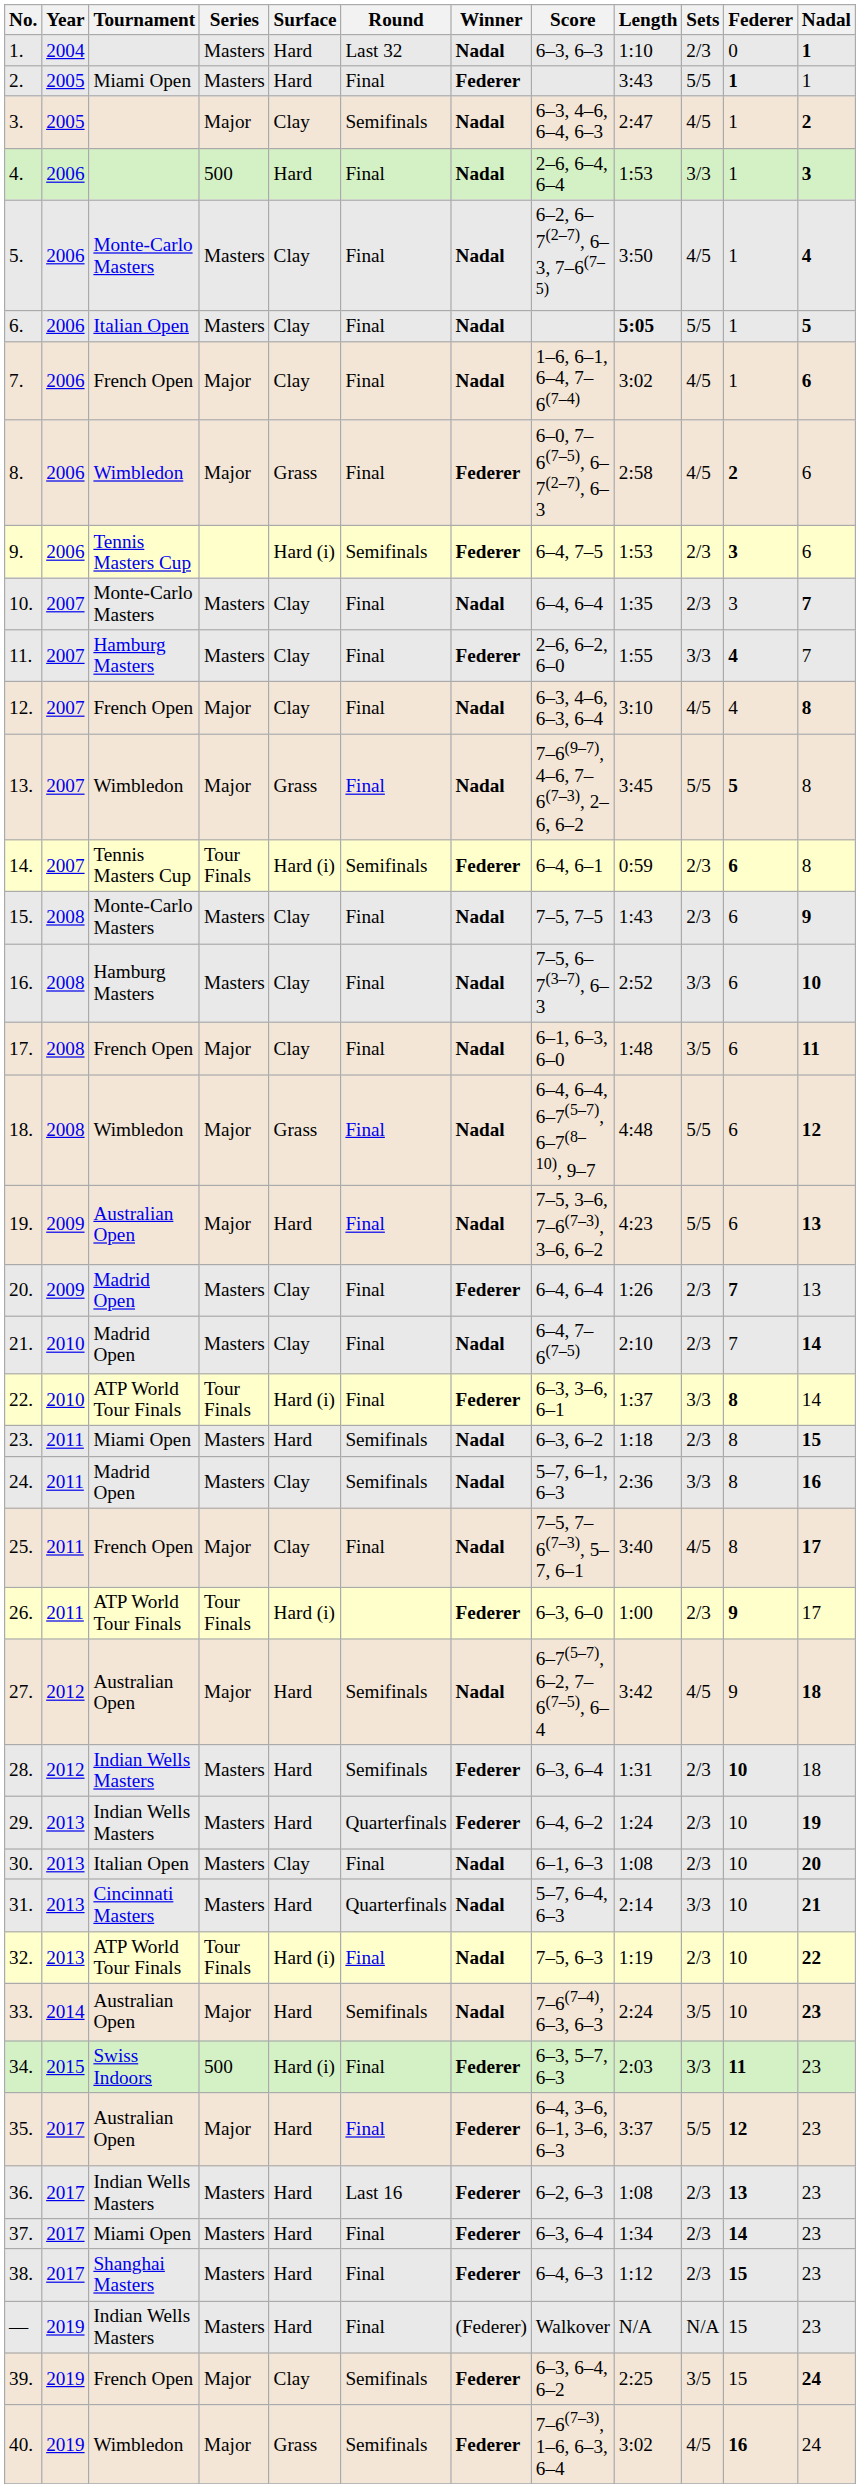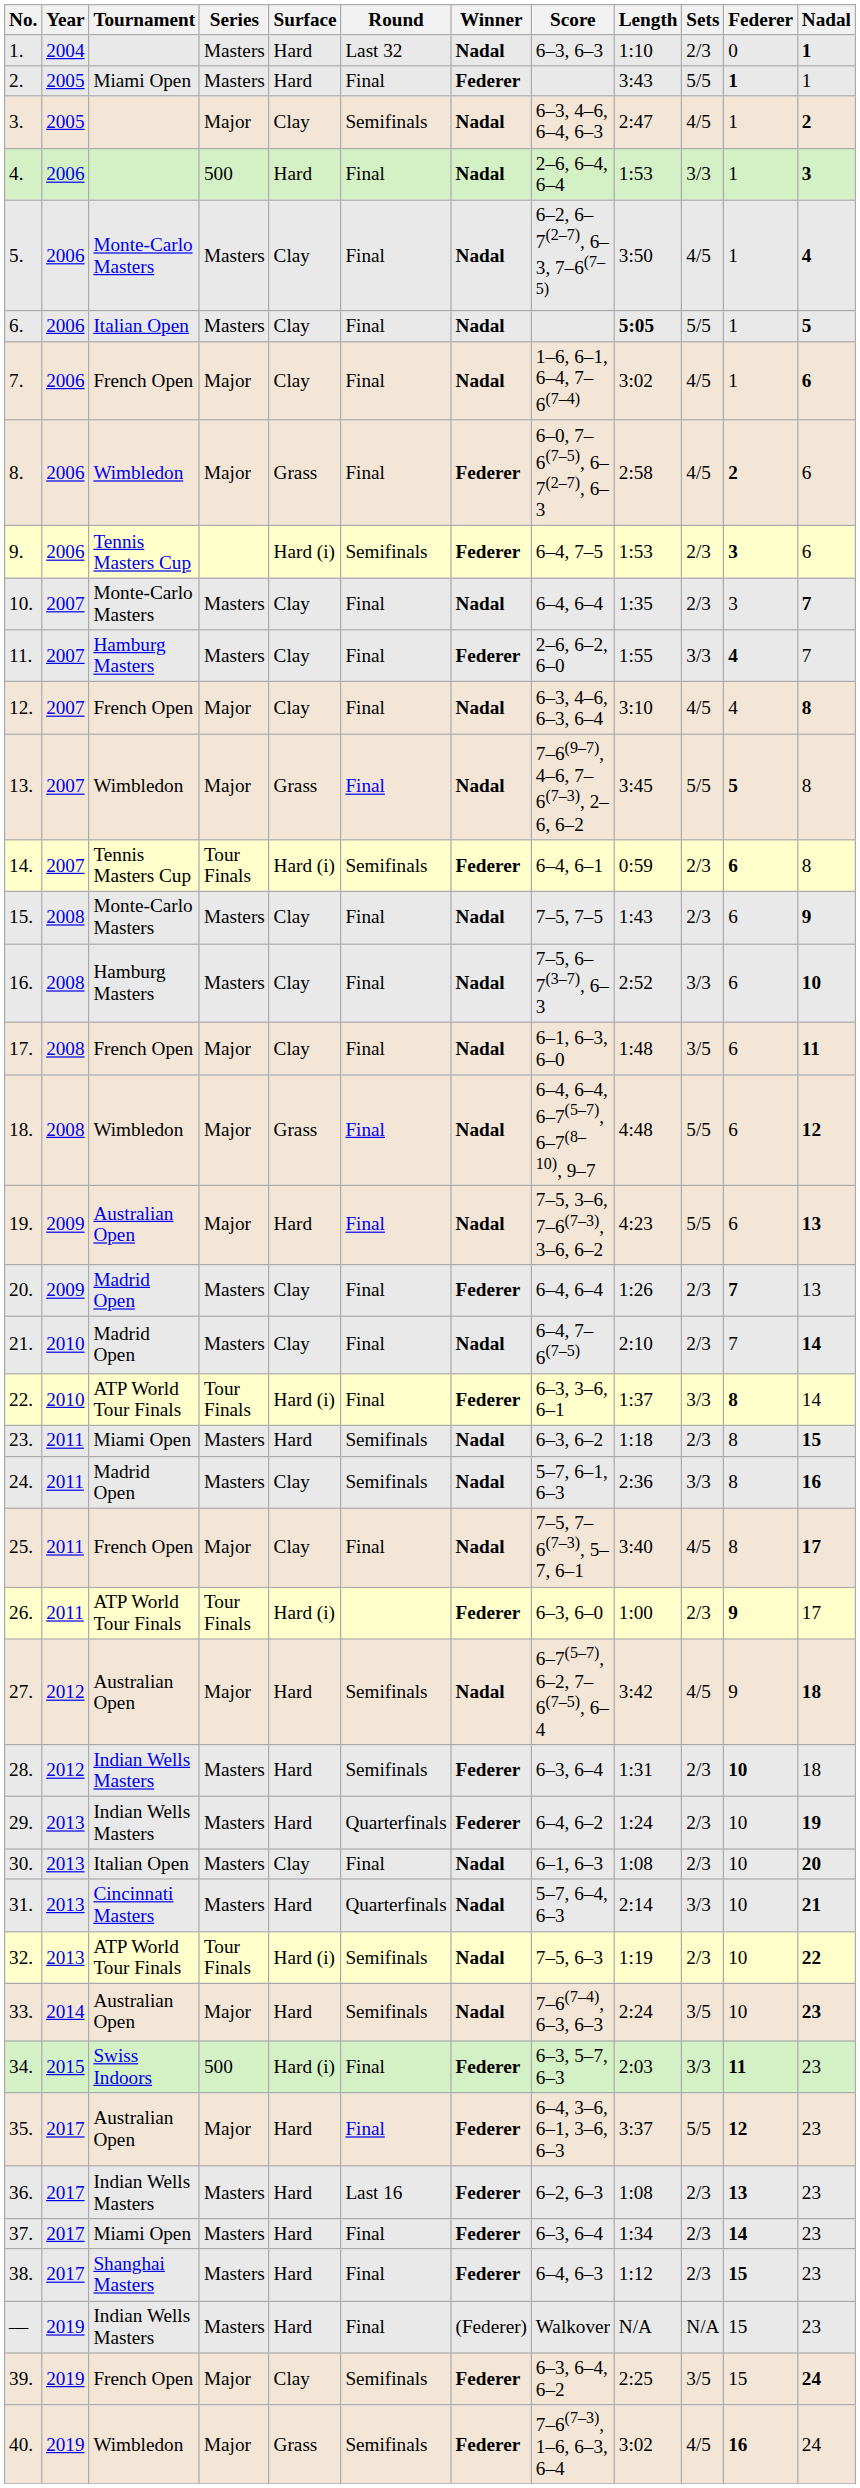(365, 1957) Final -> (386, 1957) Semifinals
